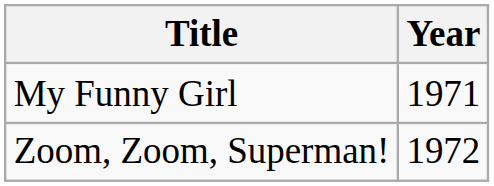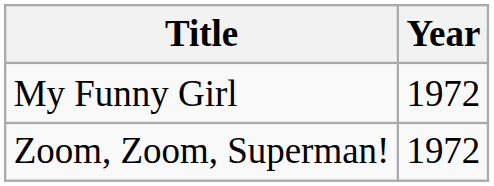(443, 92) 1971 -> (443, 92) 1972
